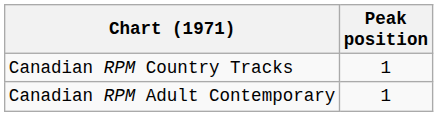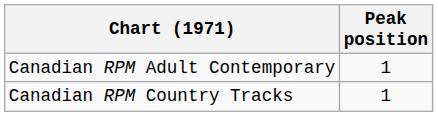rows swapped: (151, 68) <-> (172, 96)
